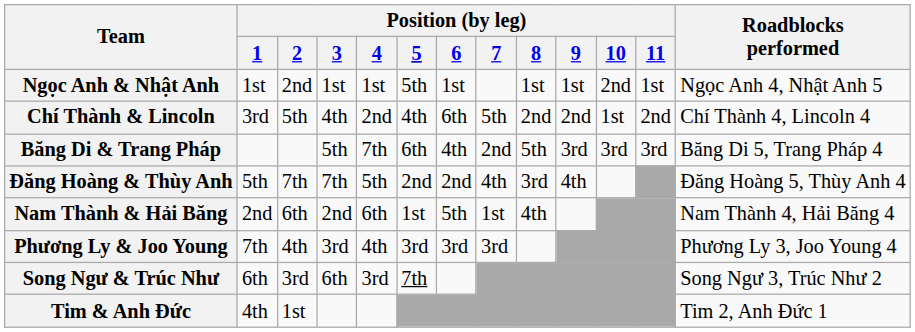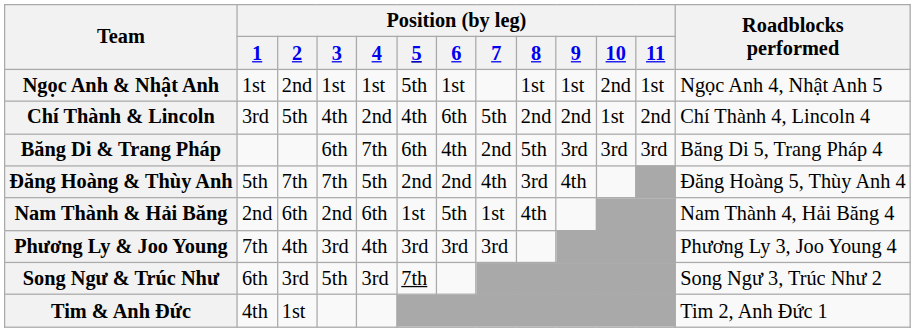(335, 149) 5th -> (335, 149) 6th
(335, 278) 6th -> (335, 278) 5th
